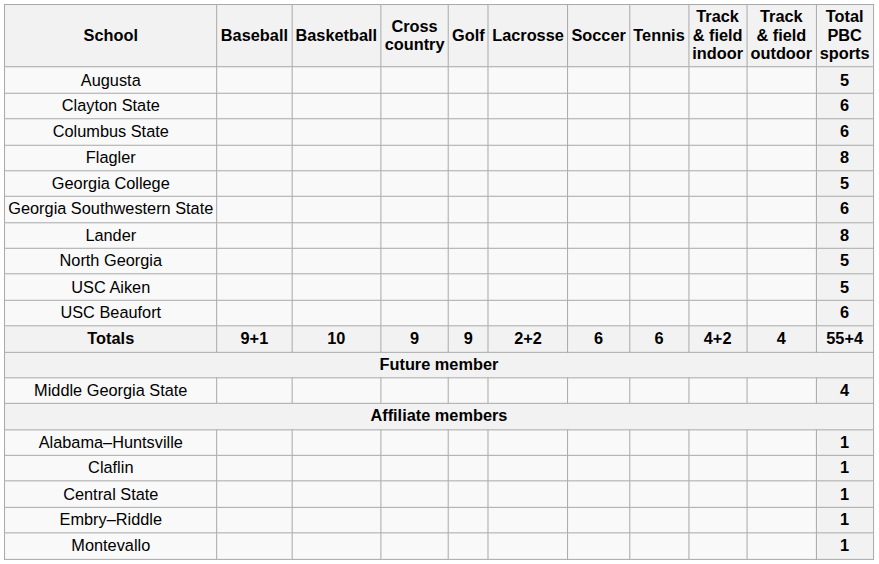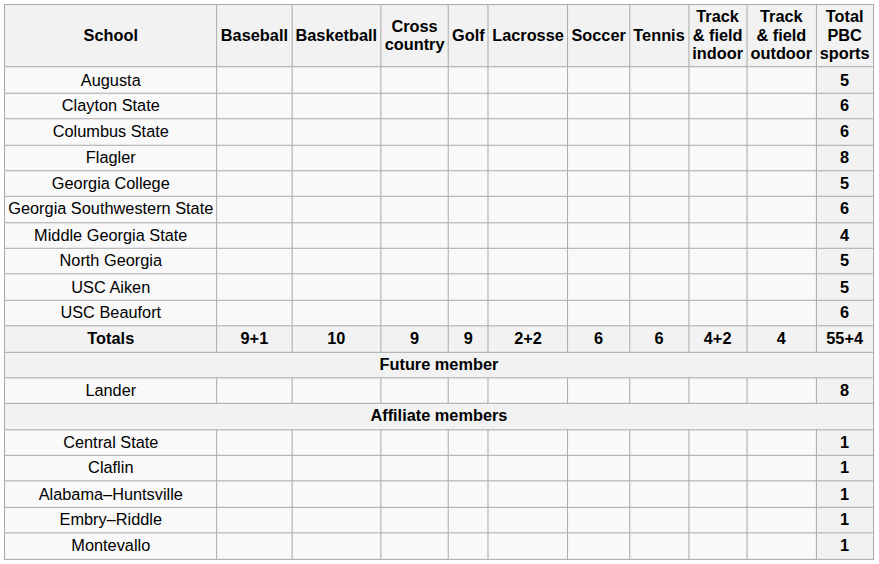rows swapped: (111, 235) <-> (111, 390)
rows swapped: (111, 442) <-> (111, 494)
